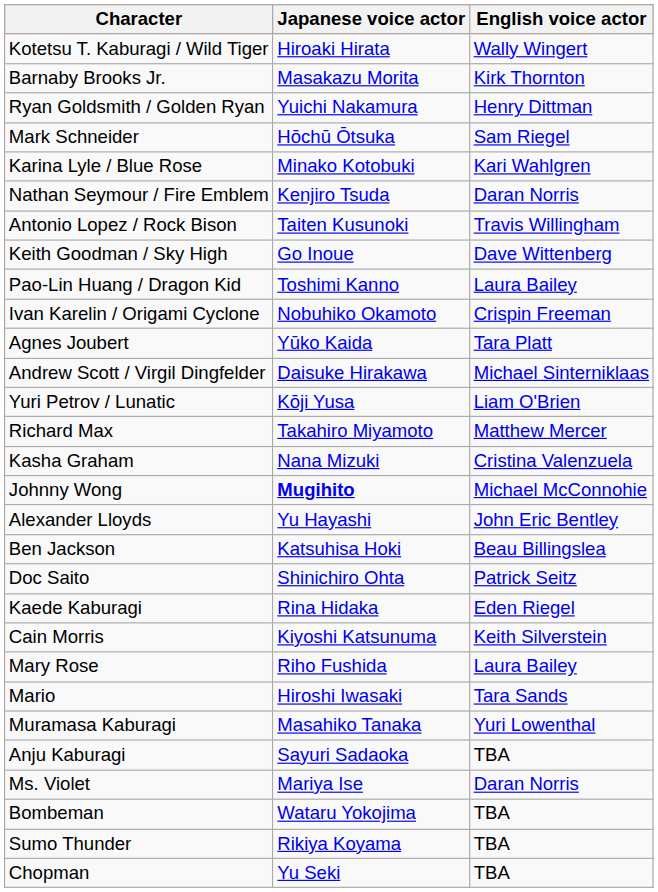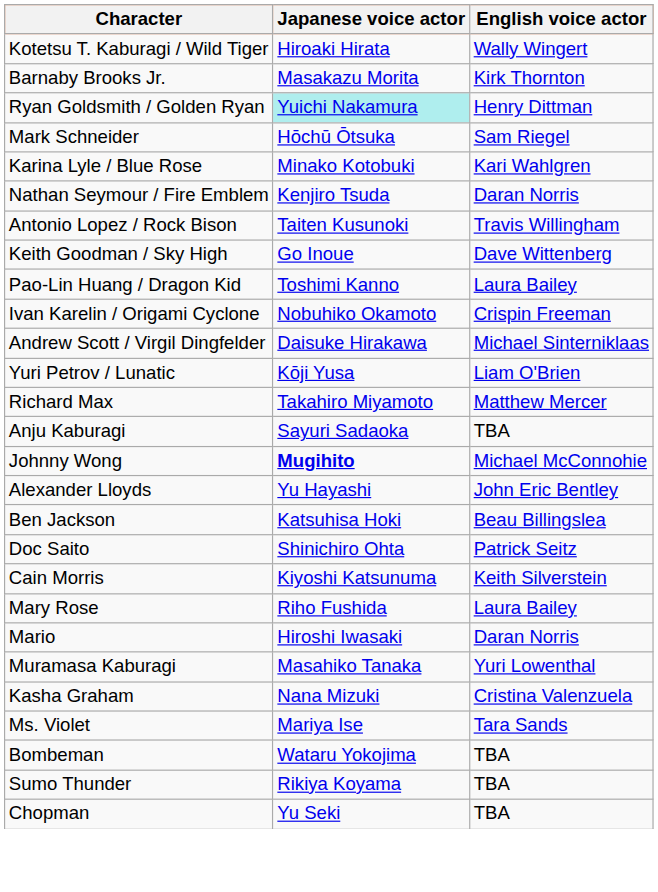(347, 107) no background -> (347, 107) paleturquoise background
- row: (69, 343)
rows swapped: (71, 460) <-> (67, 755)
- row: (75, 607)
(521, 696) Tara Sands -> (526, 637) Daran Norris
(526, 784) Daran Norris -> (521, 725) Tara Sands
